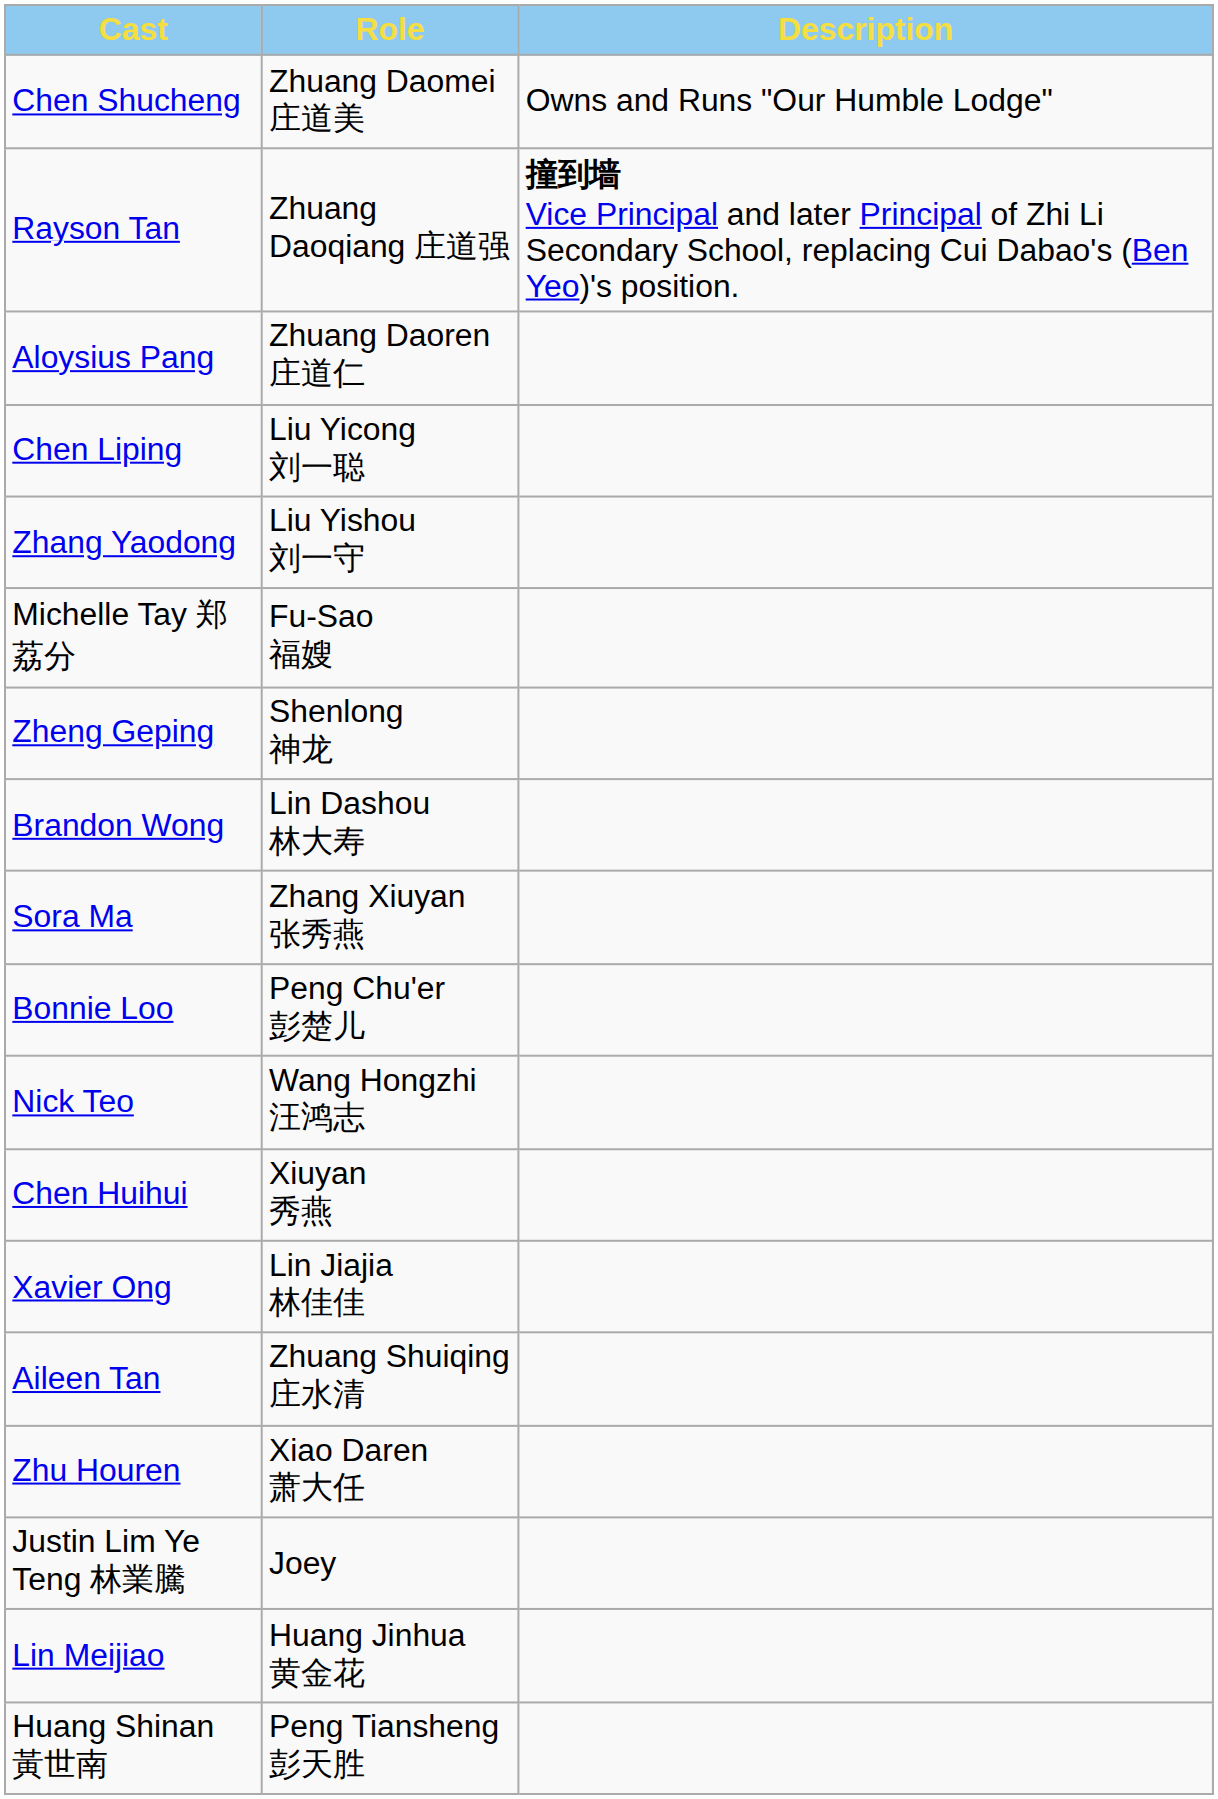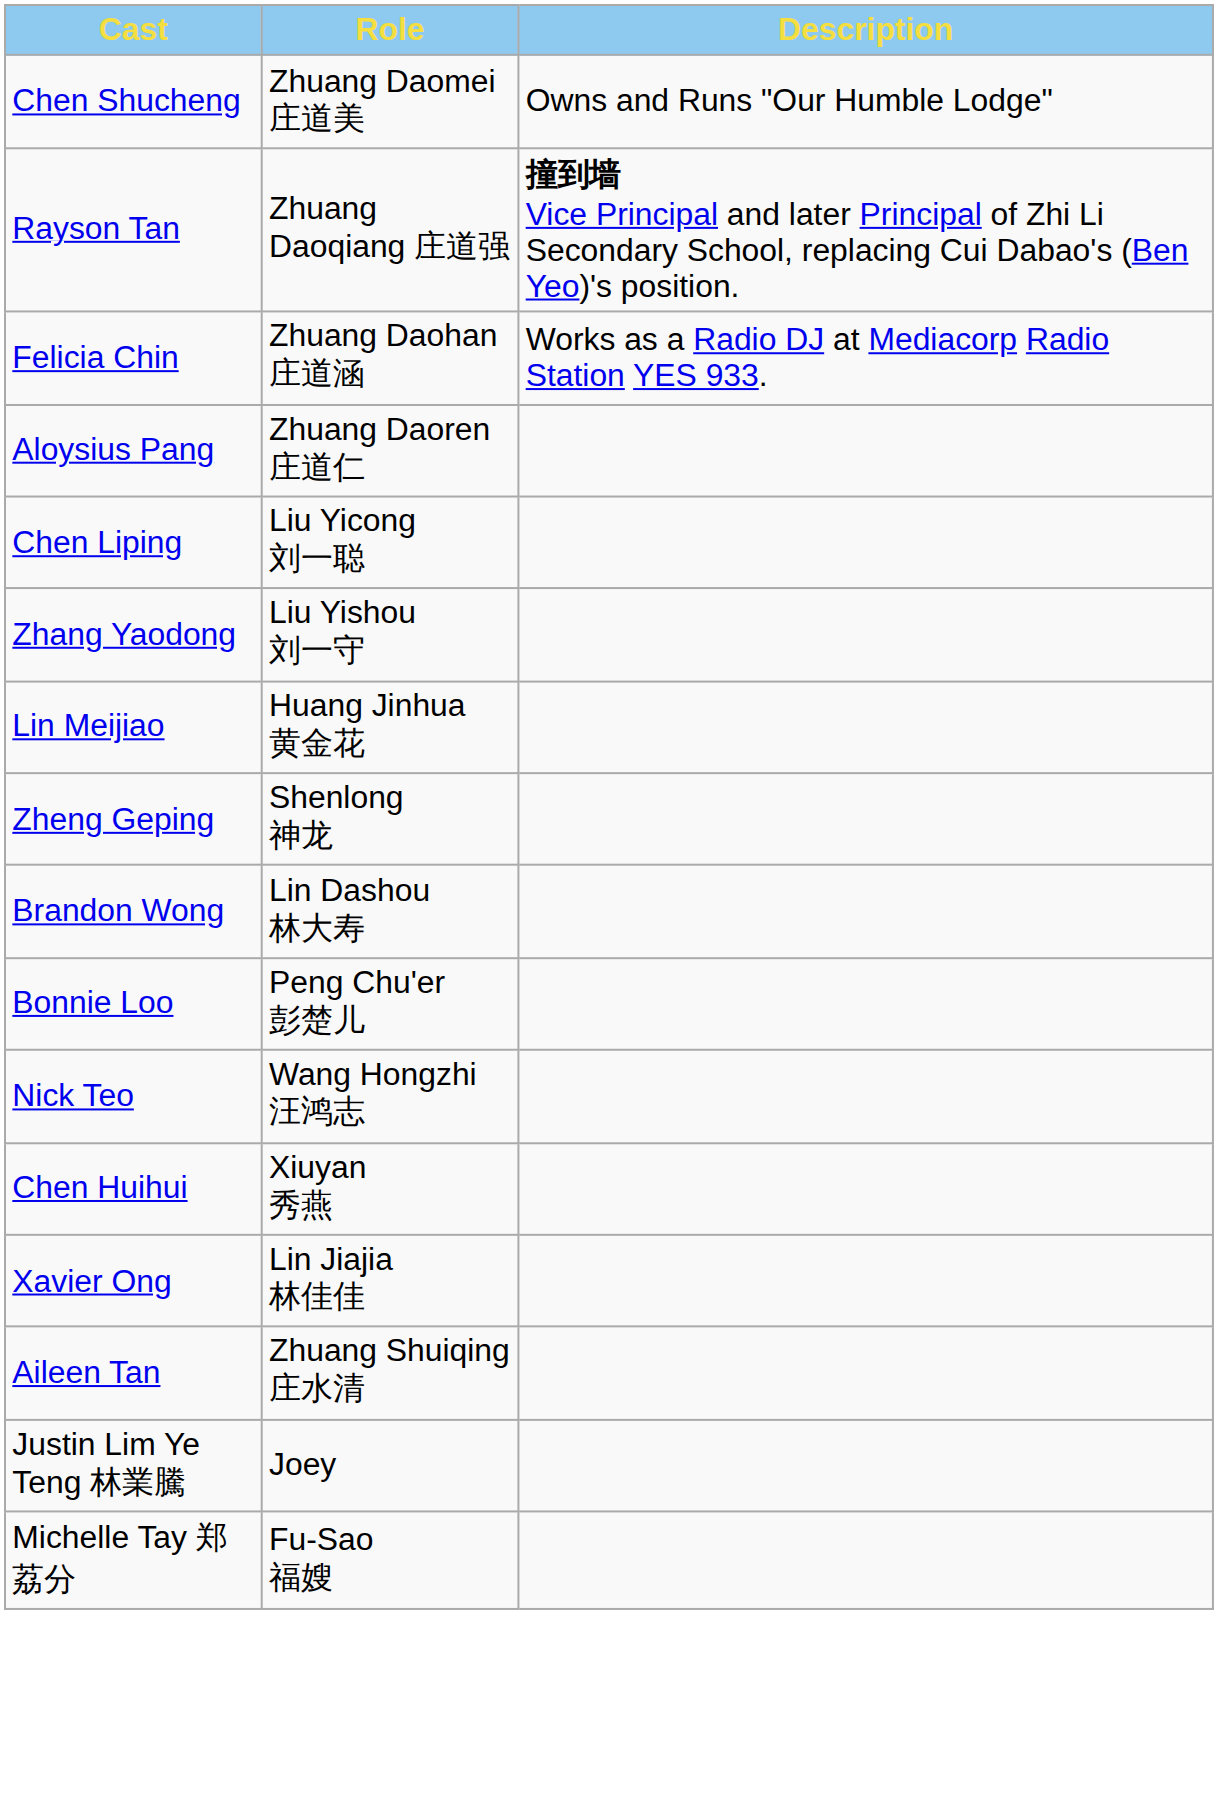+ row: (96, 357)
rows swapped: (88, 1655) <-> (120, 636)
- row: (72, 917)
- row: (96, 1470)
- row: (113, 1745)
